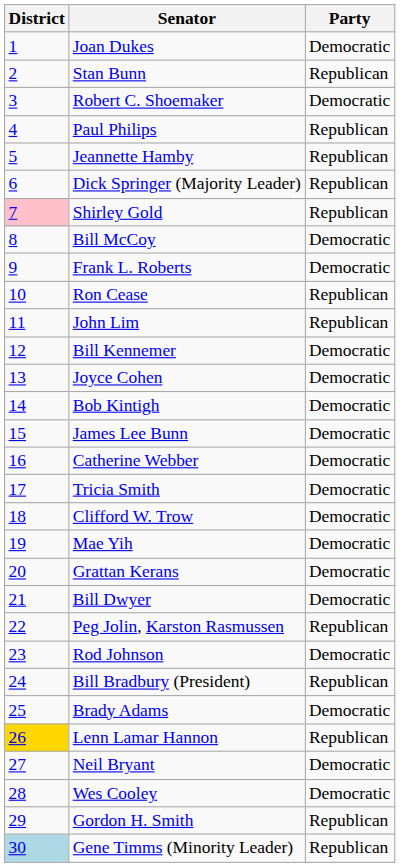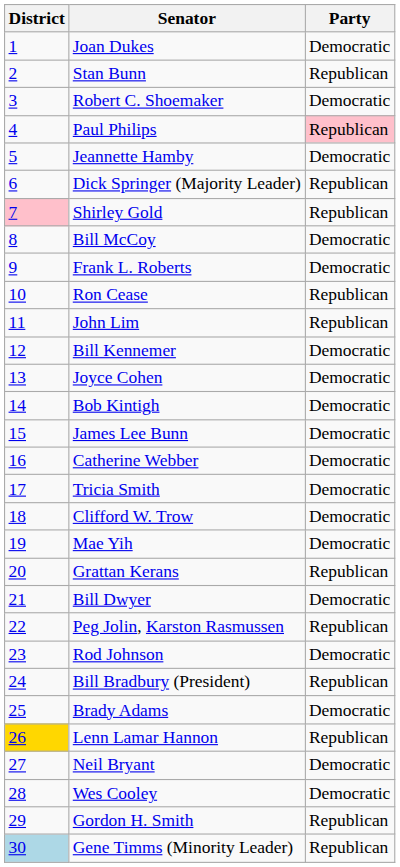(349, 128) no background -> (349, 128) pink background
(349, 156) Republican -> (350, 156) Democratic
(350, 571) Democratic -> (349, 571) Republican
